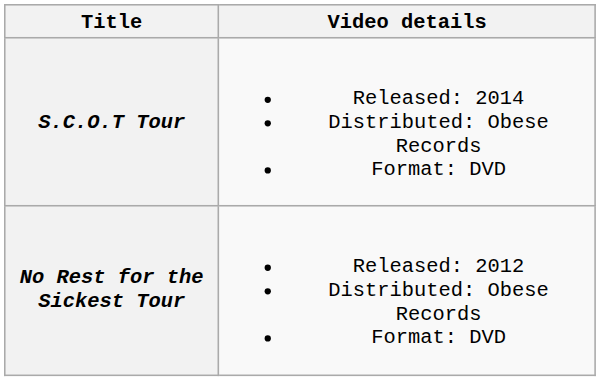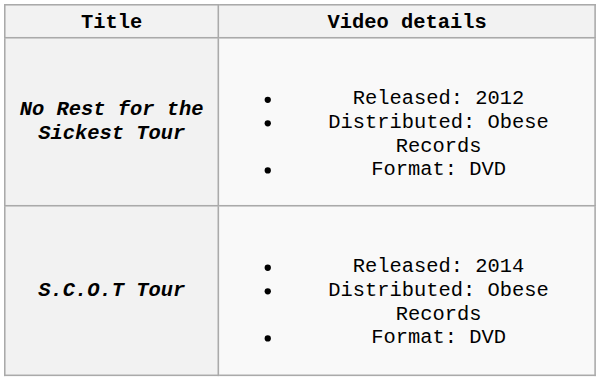rows swapped: (112, 290) <-> (112, 122)
